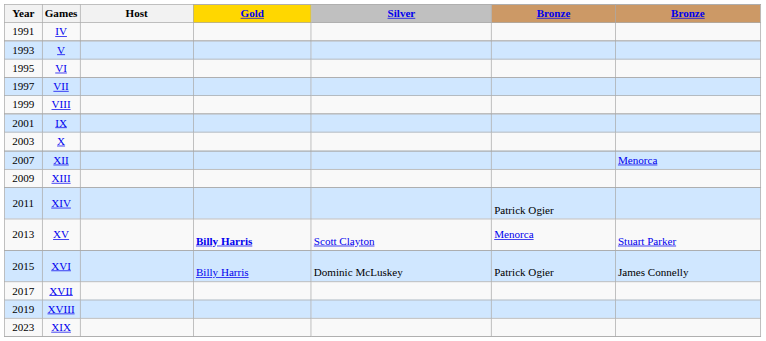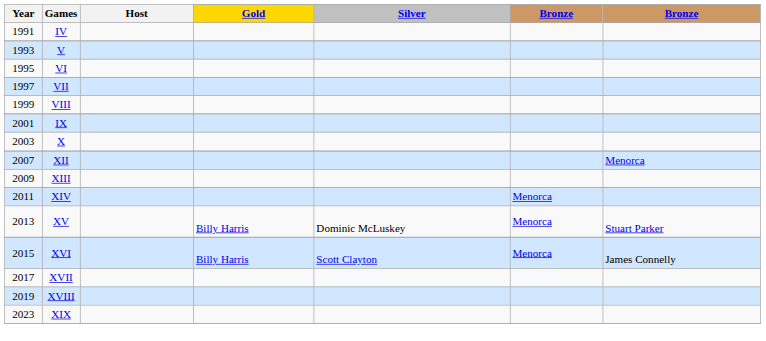(524, 209) Patrick Ogier -> (532, 196) Menorca
(224, 241) bold -> (222, 228) normal
(344, 241) Scott Clayton -> (361, 228) Dominic McLuskey
(358, 272) Dominic McLuskey -> (347, 259) Scott Clayton
(524, 272) Patrick Ogier -> (532, 253) Menorca
